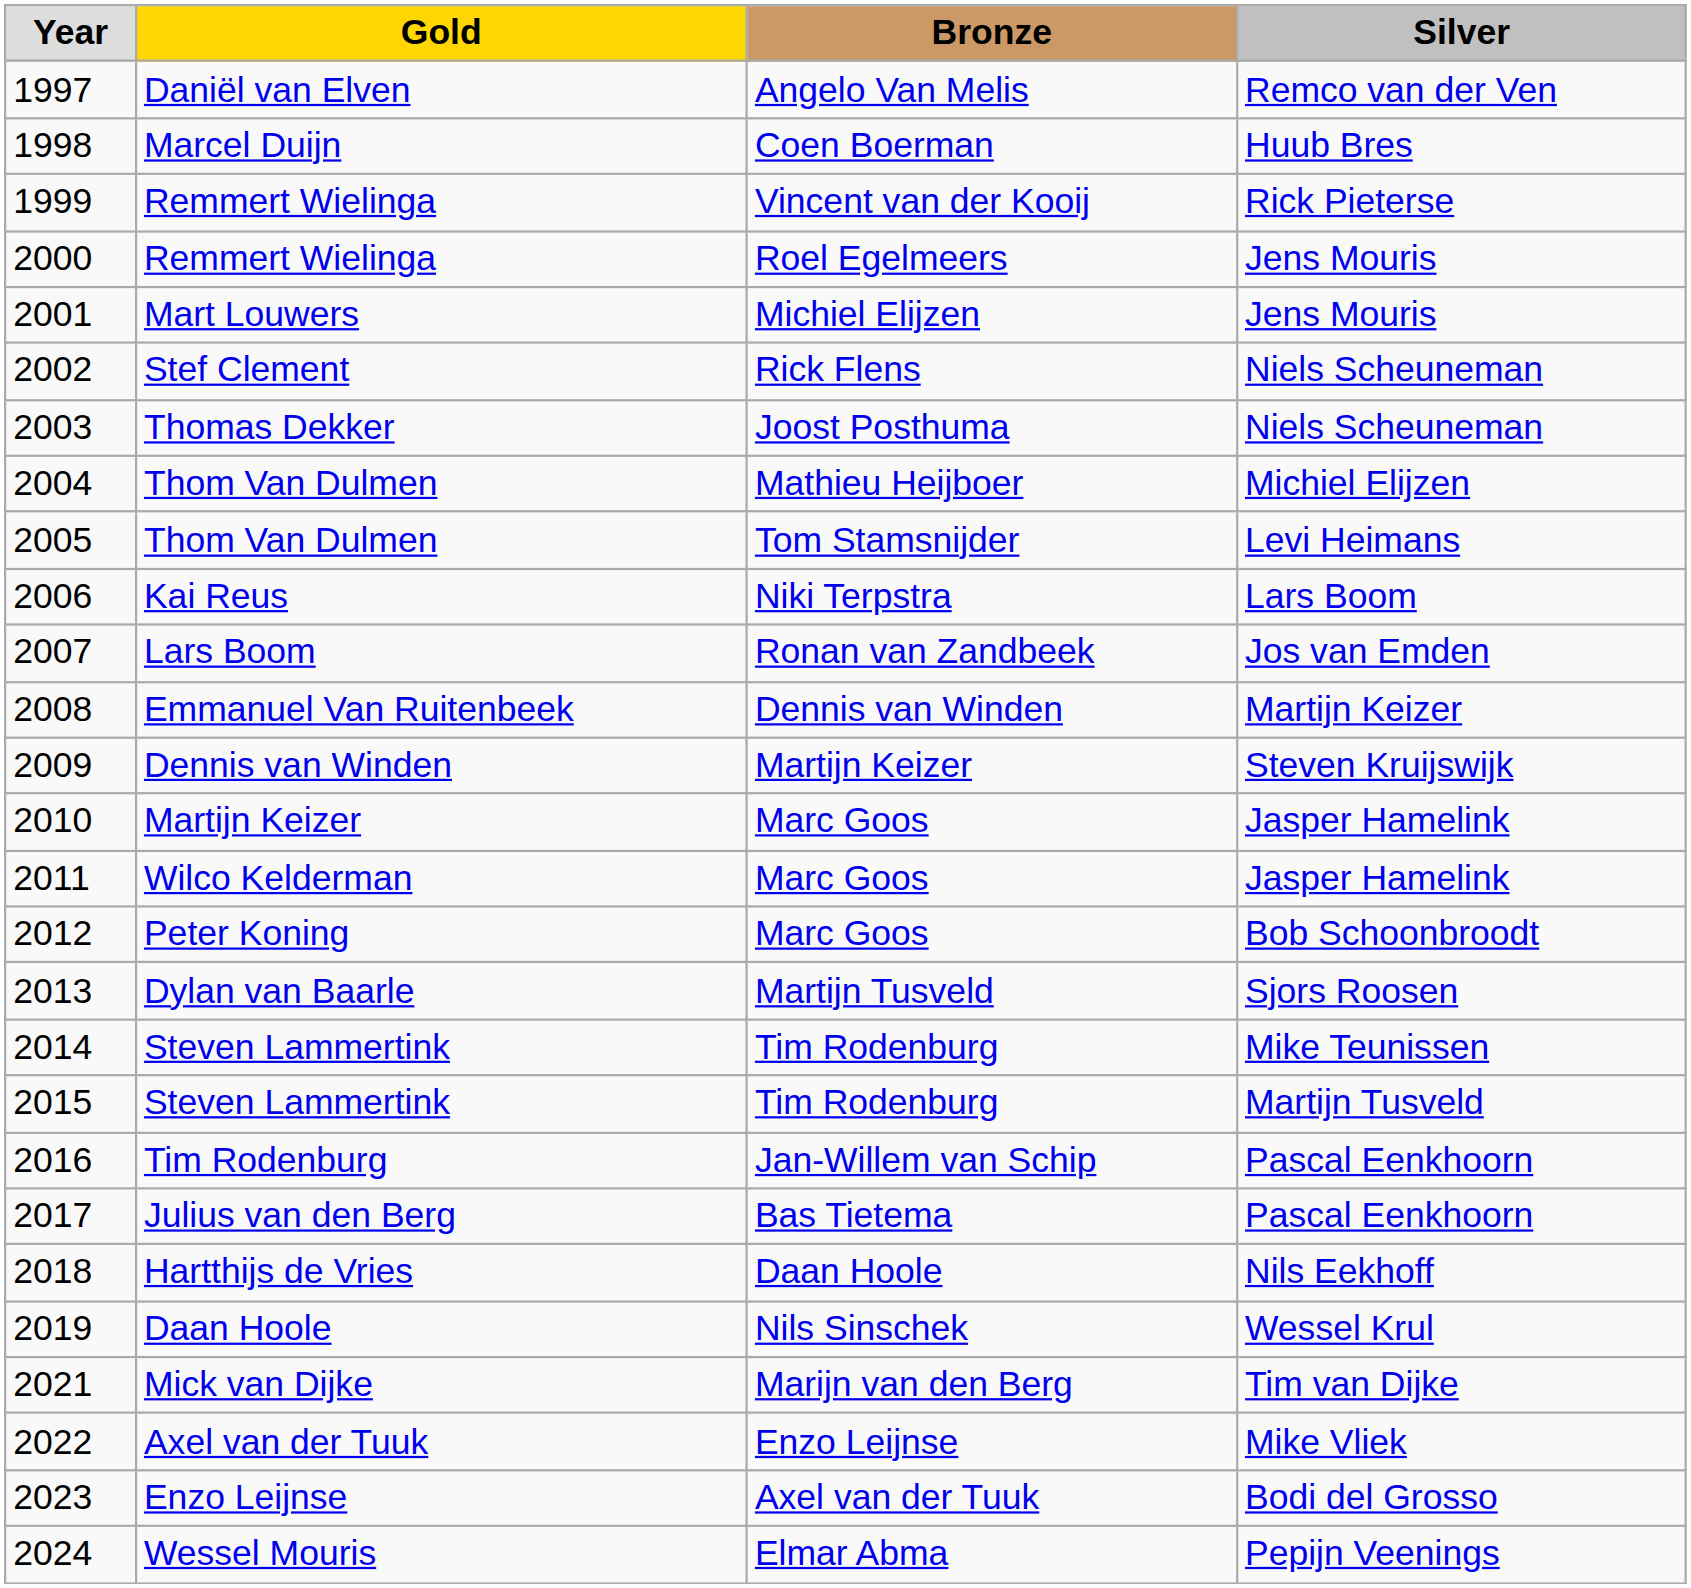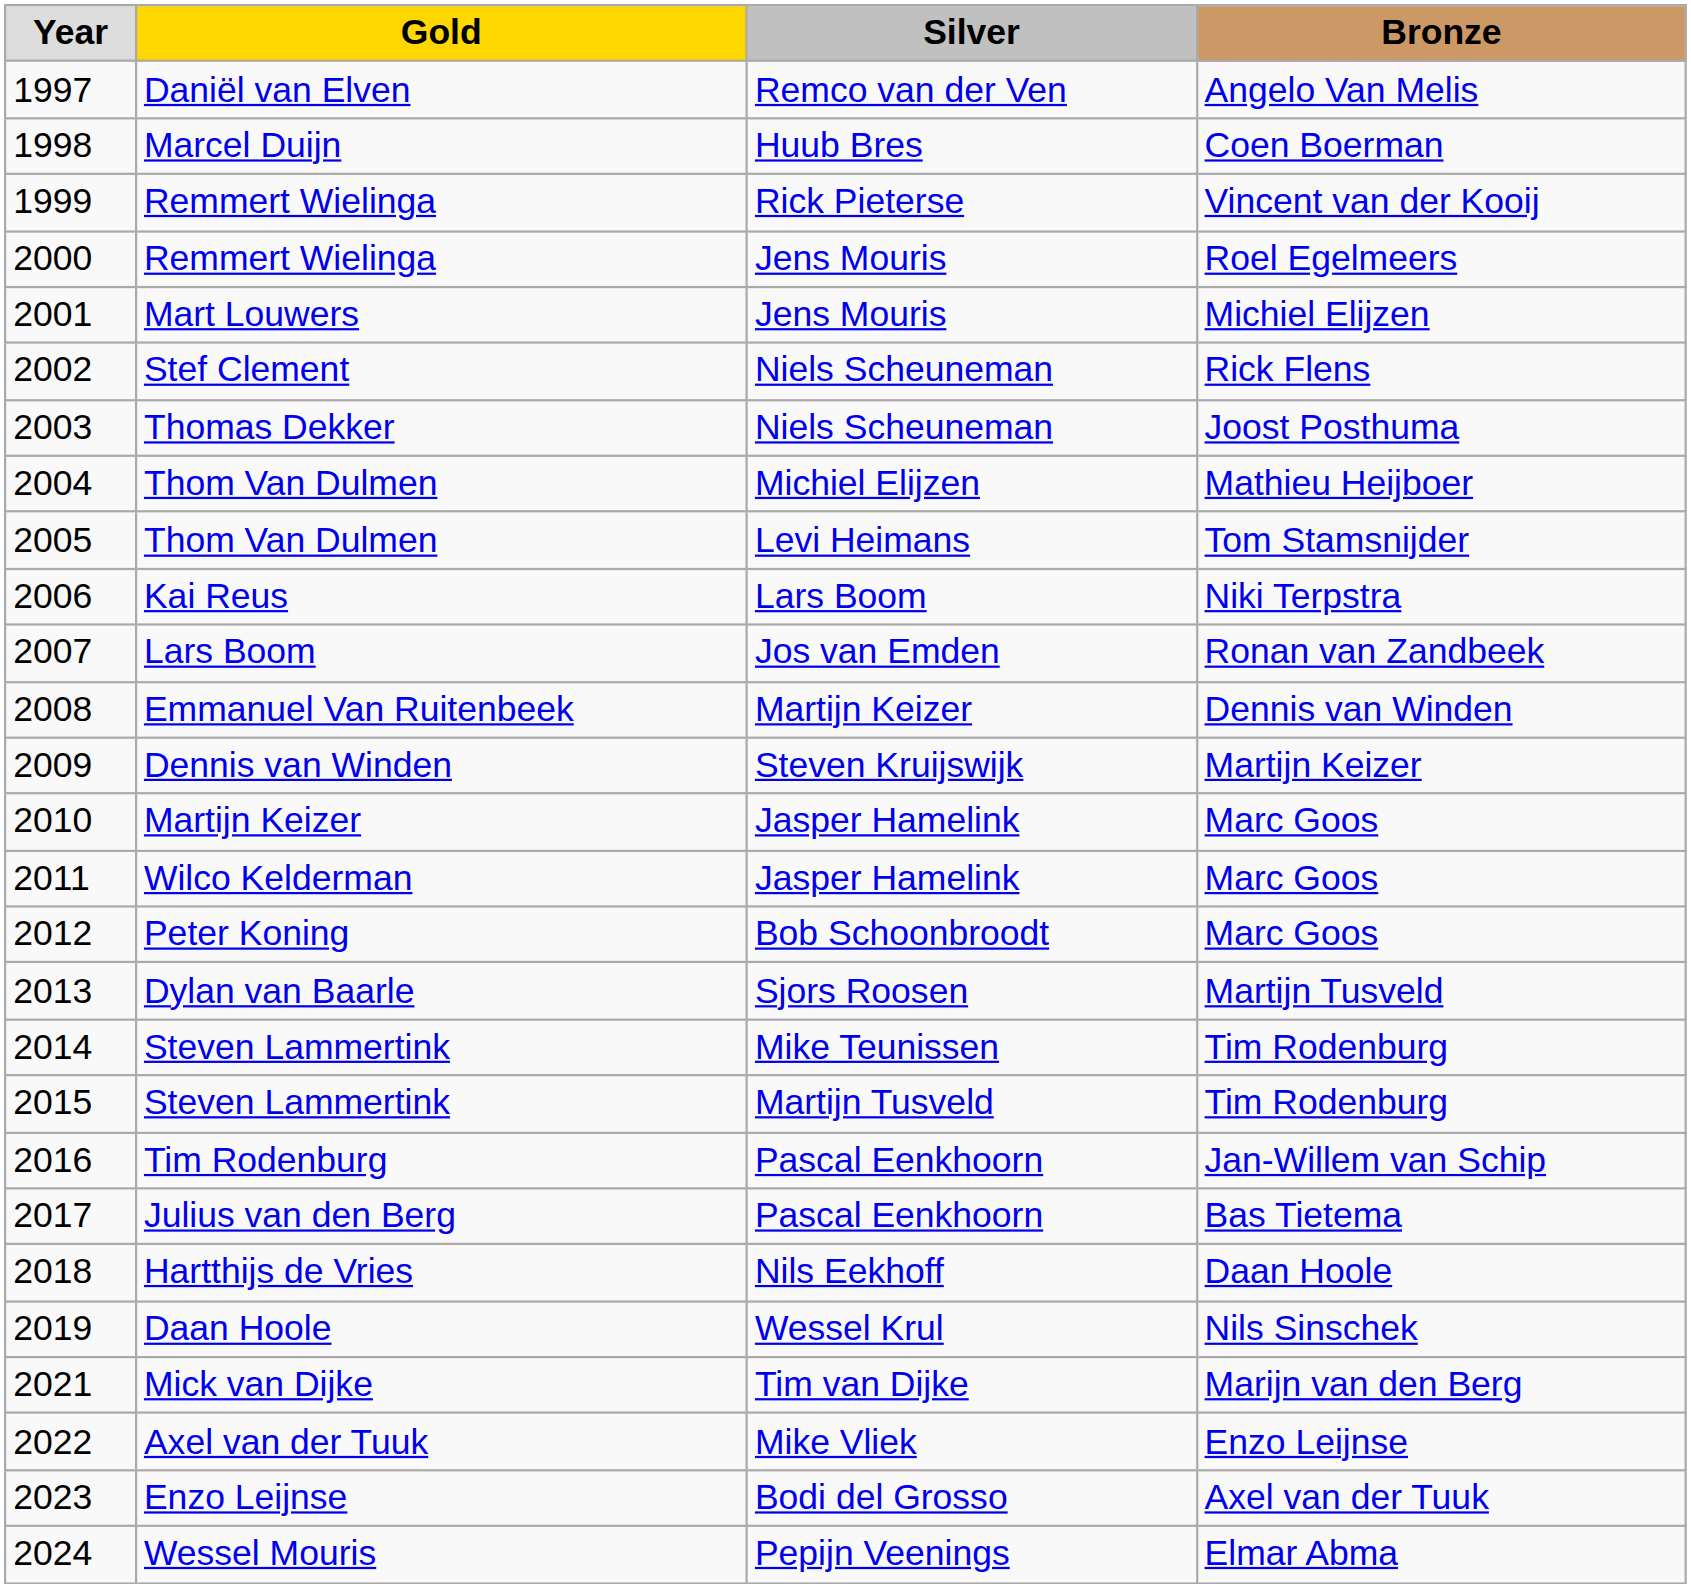columns swapped: (1462, 32) <-> (992, 32)
